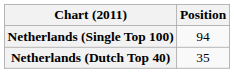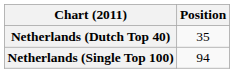rows swapped: (91, 57) <-> (91, 36)
